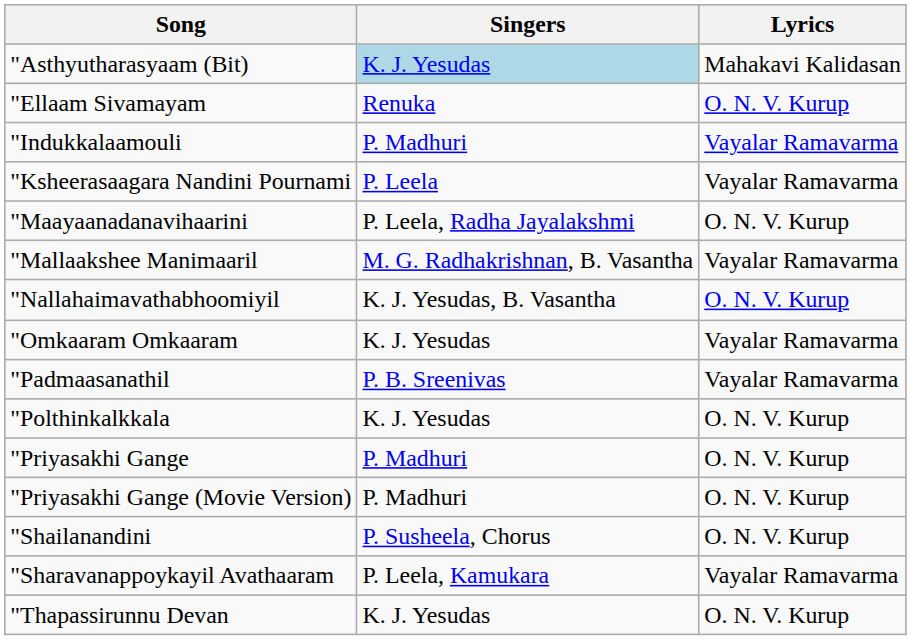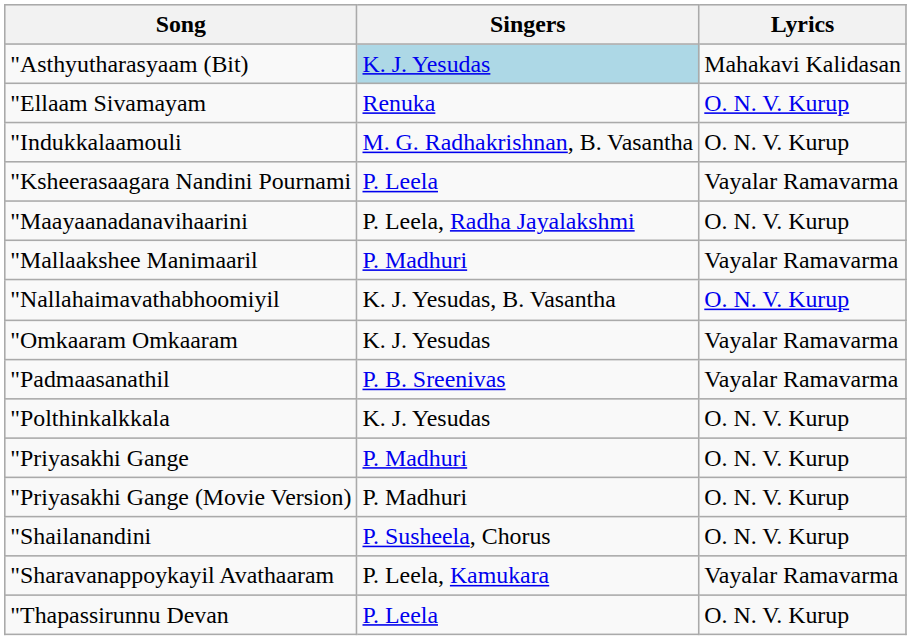(415, 142) P. Madhuri -> (528, 142) M. G. Radhakrishnan, B. Vasantha
(801, 142) Vayalar Ramavarma -> (777, 142) O. N. V. Kurup
(528, 260) M. G. Radhakrishnan, B. Vasantha -> (415, 260) P. Madhuri
(426, 614) K. J. Yesudas -> (400, 614) P. Leela
